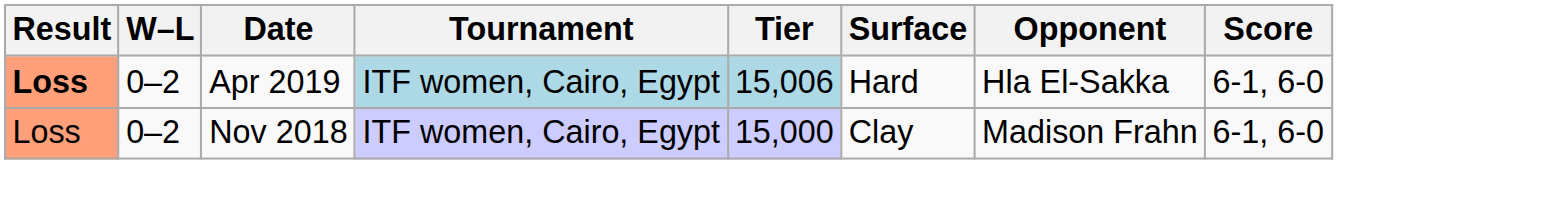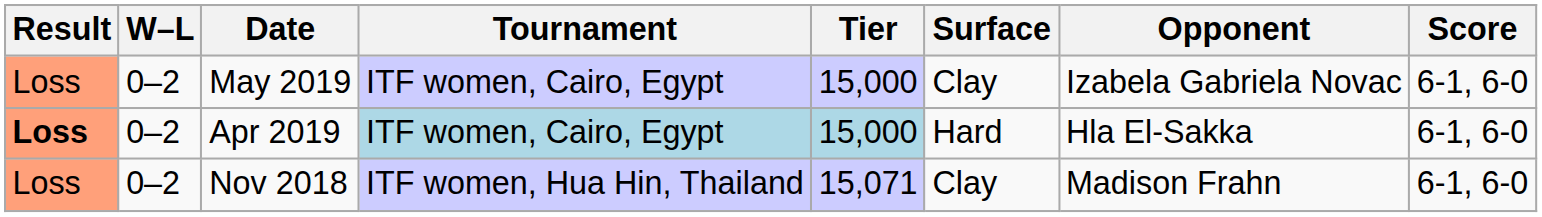+ row: (280, 81)
(784, 81) 15,006 -> (868, 132) 15,000
(541, 132) ITF women, Cairo, Egypt -> (585, 183) ITF women, Hua Hin, Thailand
(784, 132) 15,000 -> (868, 183) 15,071
